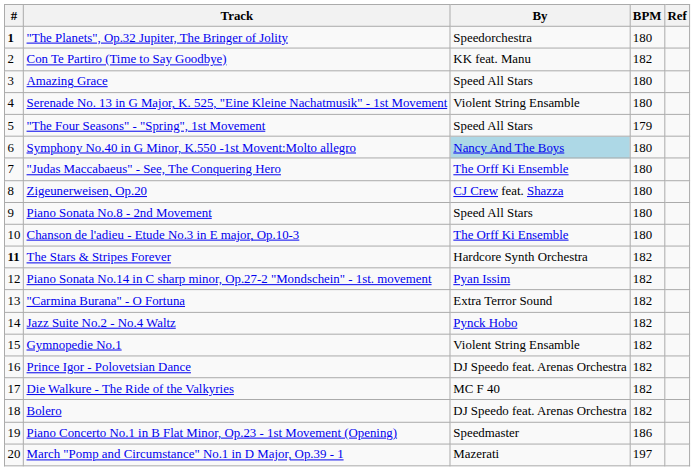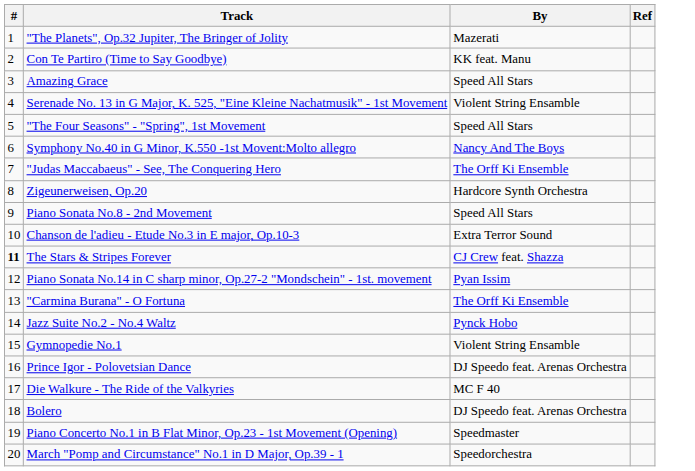- column: (647, 15)
(11, 37) bold -> (11, 37) normal
(493, 37) Speedorchestra -> (476, 37) Mazerati
(509, 147) lightblue background -> (509, 147) no background
(508, 191) CJ Crew feat. Shazza -> (521, 191) Hardcore Synth Orchestra
(511, 235) The Orff Ki Ensemble -> (503, 235) Extra Terror Sound
(521, 257) Hardcore Synth Orchestra -> (508, 257) CJ Crew feat. Shazza
(503, 301) Extra Terror Sound -> (511, 301) The Orff Ki Ensemble
(476, 454) Mazerati -> (493, 454) Speedorchestra
